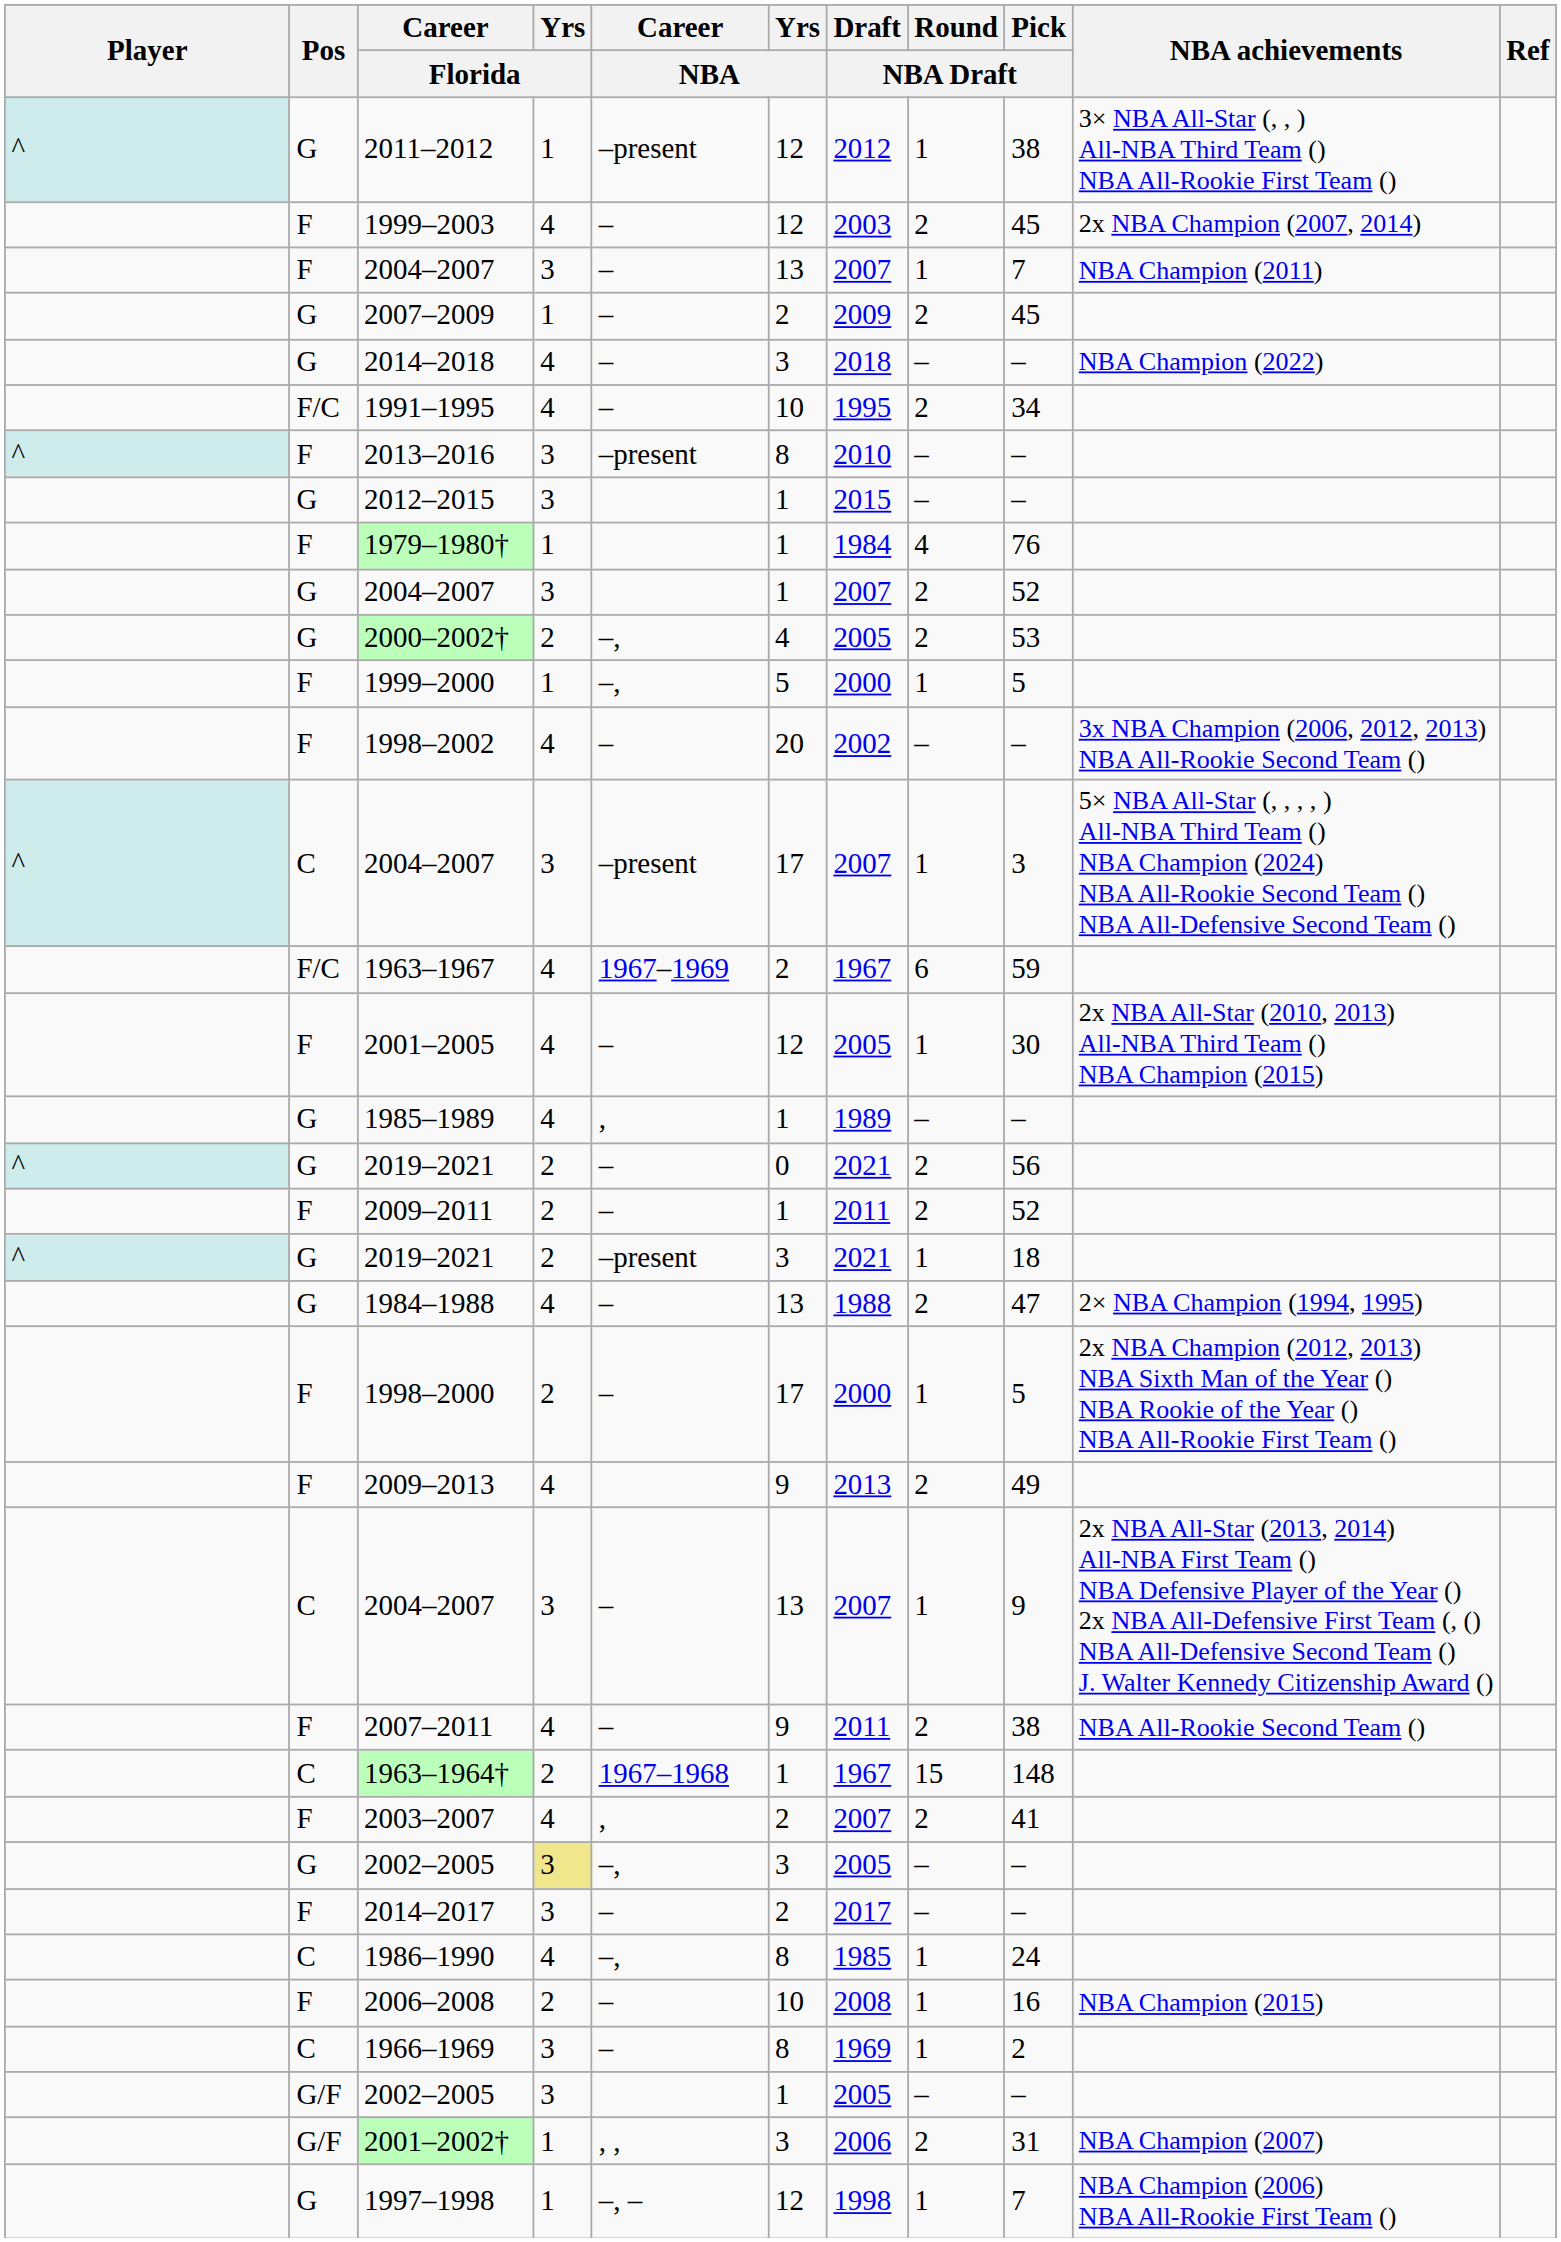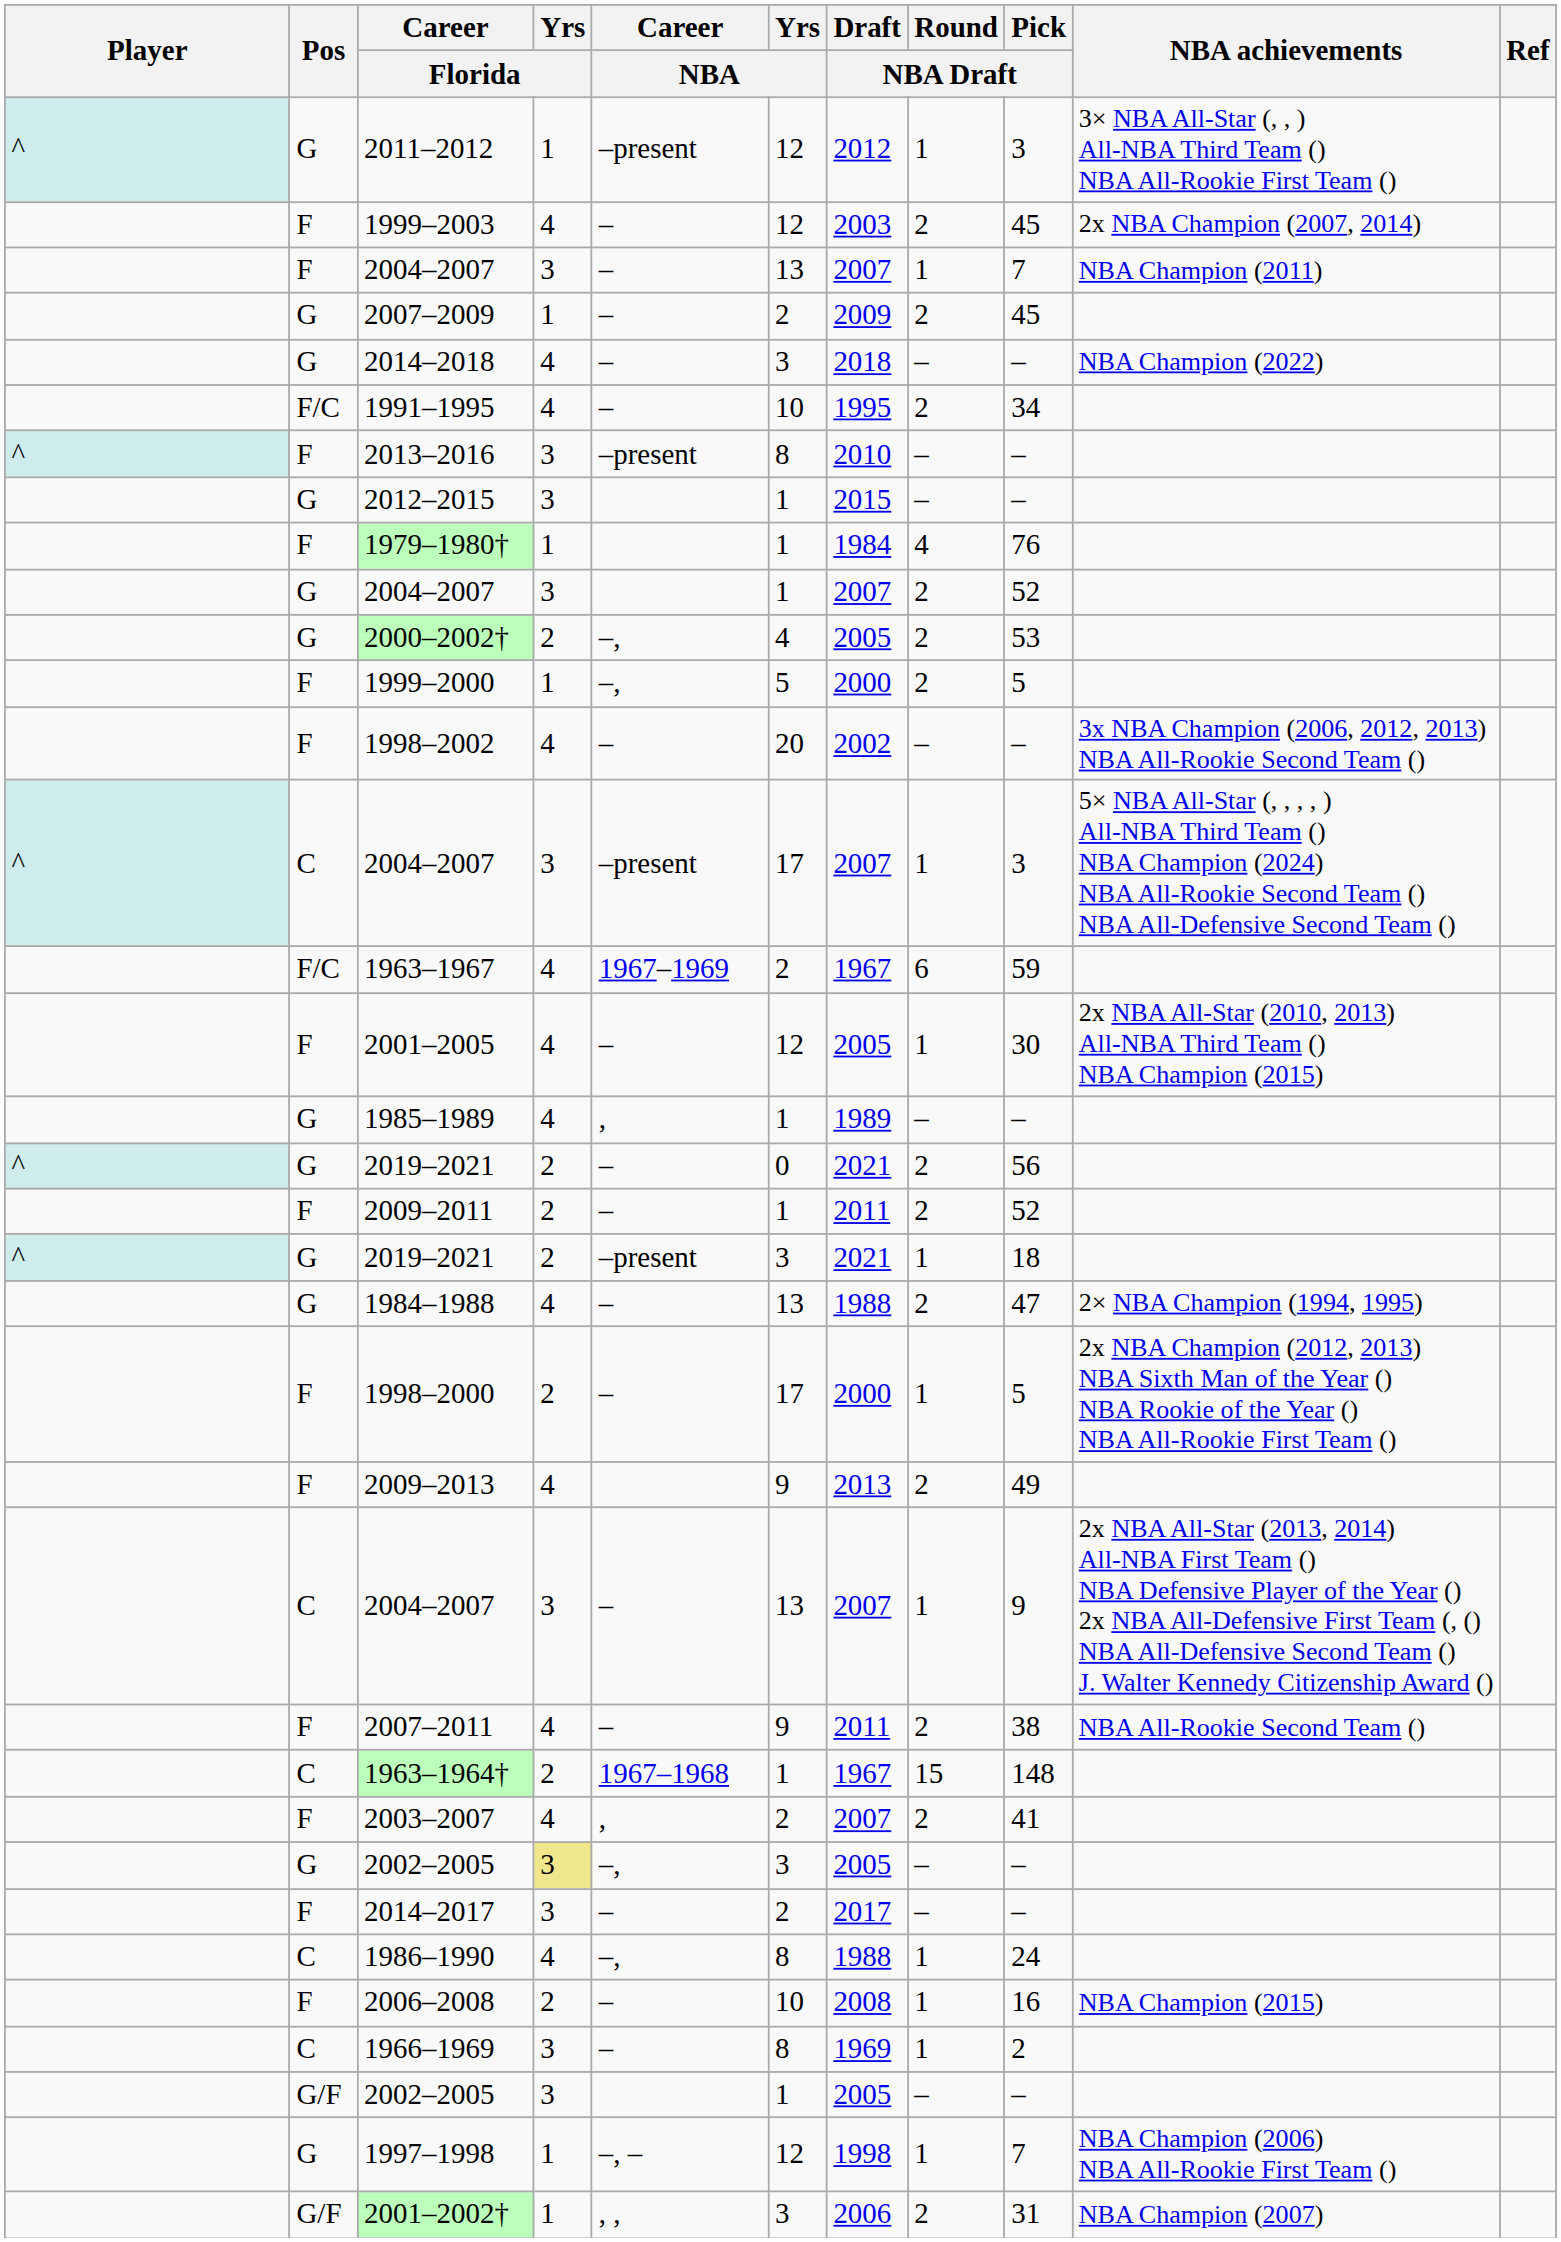(1026, 148) 38 -> (1019, 148) 3
(922, 683) 1 -> (922, 683) 2
(862, 1956) 1985 -> (862, 1956) 1988
rows swapped: (319, 2140) <-> (307, 2200)
